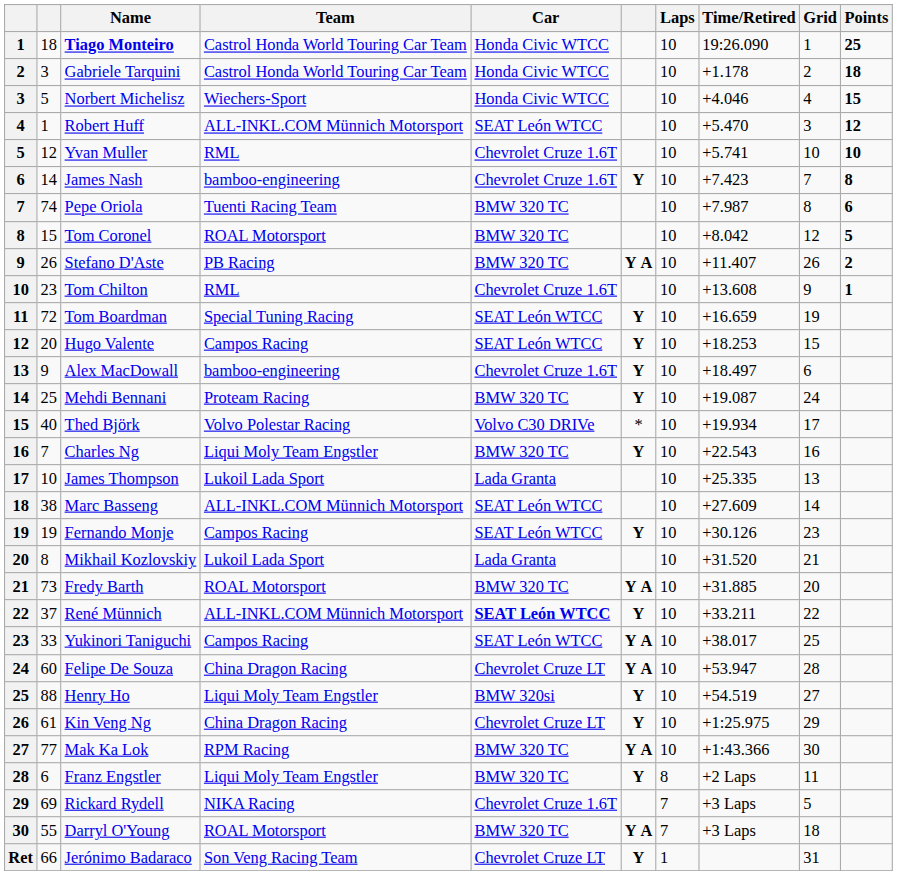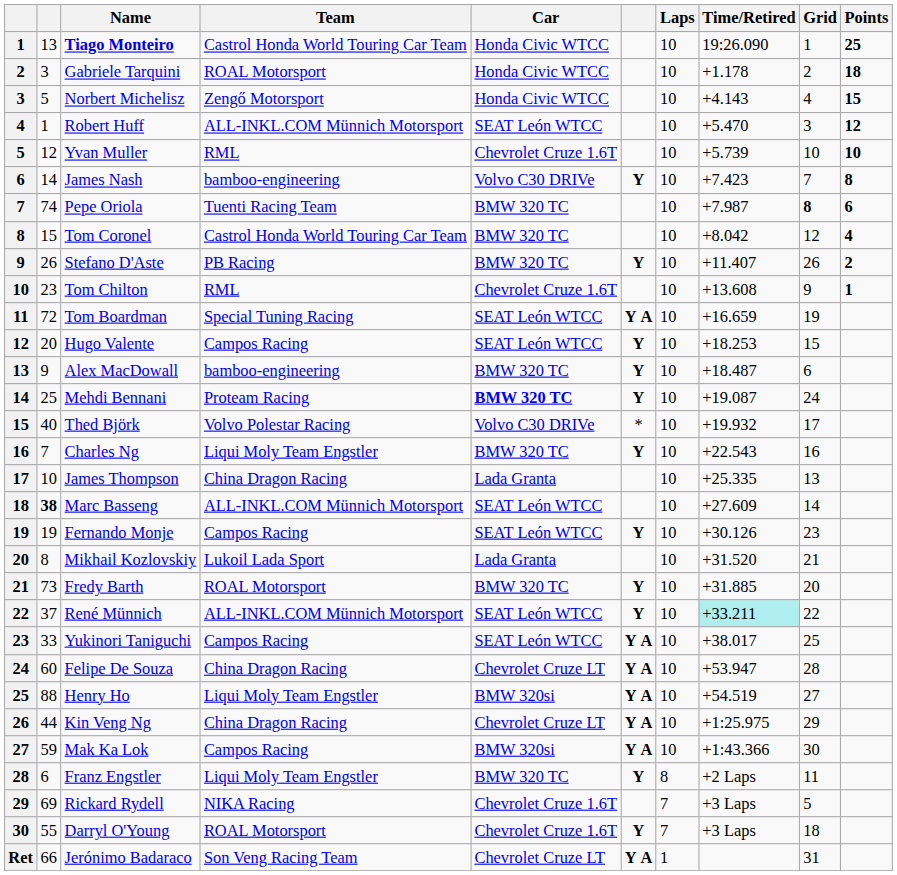(49, 45) 18 -> (49, 45) 13
(335, 72) Castrol Honda World Touring Car Team -> (265, 72) ROAL Motorsport
(255, 99) Wiechers-Sport -> (264, 99) Zengő Motorsport
(725, 99) +4.046 -> (725, 99) +4.143
(725, 153) +5.741 -> (725, 153) +5.739
(546, 180) Chevrolet Cruze 1.6T -> (534, 180) Volvo C30 DRIVe
(807, 207) normal -> (807, 207) bold
(265, 234) ROAL Motorsport -> (335, 234) Castrol Honda World Touring Car Team
(849, 234) 5 -> (849, 234) 4
(639, 261) Y A -> (639, 261) Y
(639, 315) Y -> (639, 315) Y A
(546, 370) Chevrolet Cruze 1.6T -> (522, 370) BMW 320 TC
(730, 370) +18.497 -> (730, 370) +18.487
(522, 397) normal -> (523, 397) bold
(730, 424) +19.934 -> (730, 424) +19.932
(264, 478) Lukoil Lada Sport -> (275, 478) China Dragon Racing
(49, 505) normal -> (49, 505) bold
(639, 586) Y A -> (639, 586) Y
(542, 613) bold -> (538, 613) normal
(729, 613) no background -> (729, 613) paleturquoise background
(639, 694) Y -> (639, 694) Y A
(49, 721) 61 -> (49, 721) 44
(639, 721) Y -> (639, 721) Y A
(49, 749) 77 -> (49, 749) 59
(247, 749) RPM Racing -> (256, 749) Campos Racing
(522, 749) BMW 320 TC -> (515, 749) BMW 320si
(522, 830) BMW 320 TC -> (546, 830) Chevrolet Cruze 1.6T
(639, 830) Y A -> (639, 830) Y
(639, 857) Y -> (639, 857) Y A
